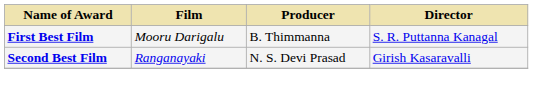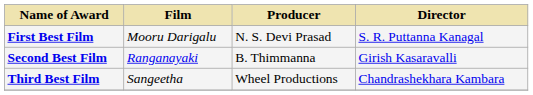(290, 36) B. Thimmanna -> (283, 36) N. S. Devi Prasad
(298, 57) N. S. Devi Prasad -> (275, 57) B. Thimmanna
+ row: (53, 79)
